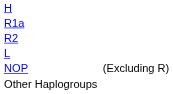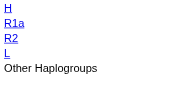- row: (16, 69)
